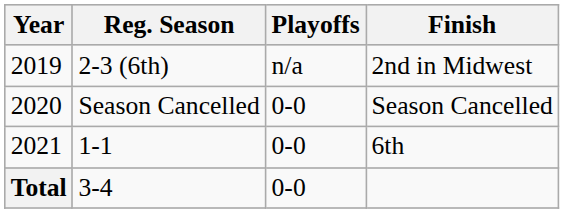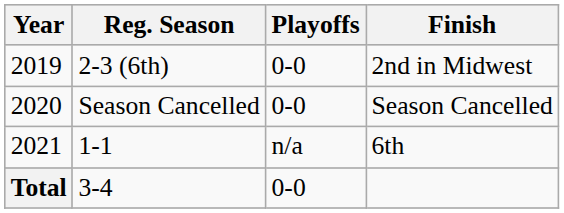(287, 65) n/a -> (289, 65) 0-0
(289, 146) 0-0 -> (287, 146) n/a
